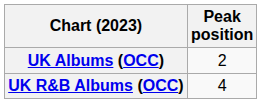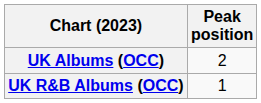(222, 85) 4 -> (222, 85) 1
